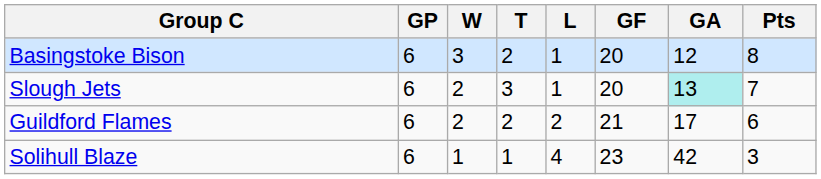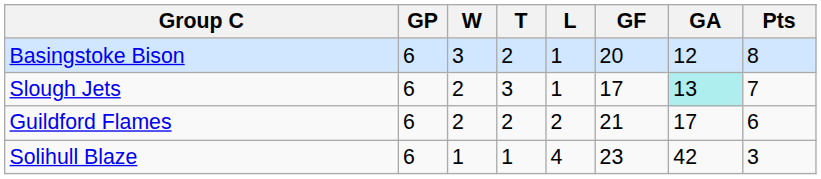(611, 88) 20 -> (611, 88) 17
